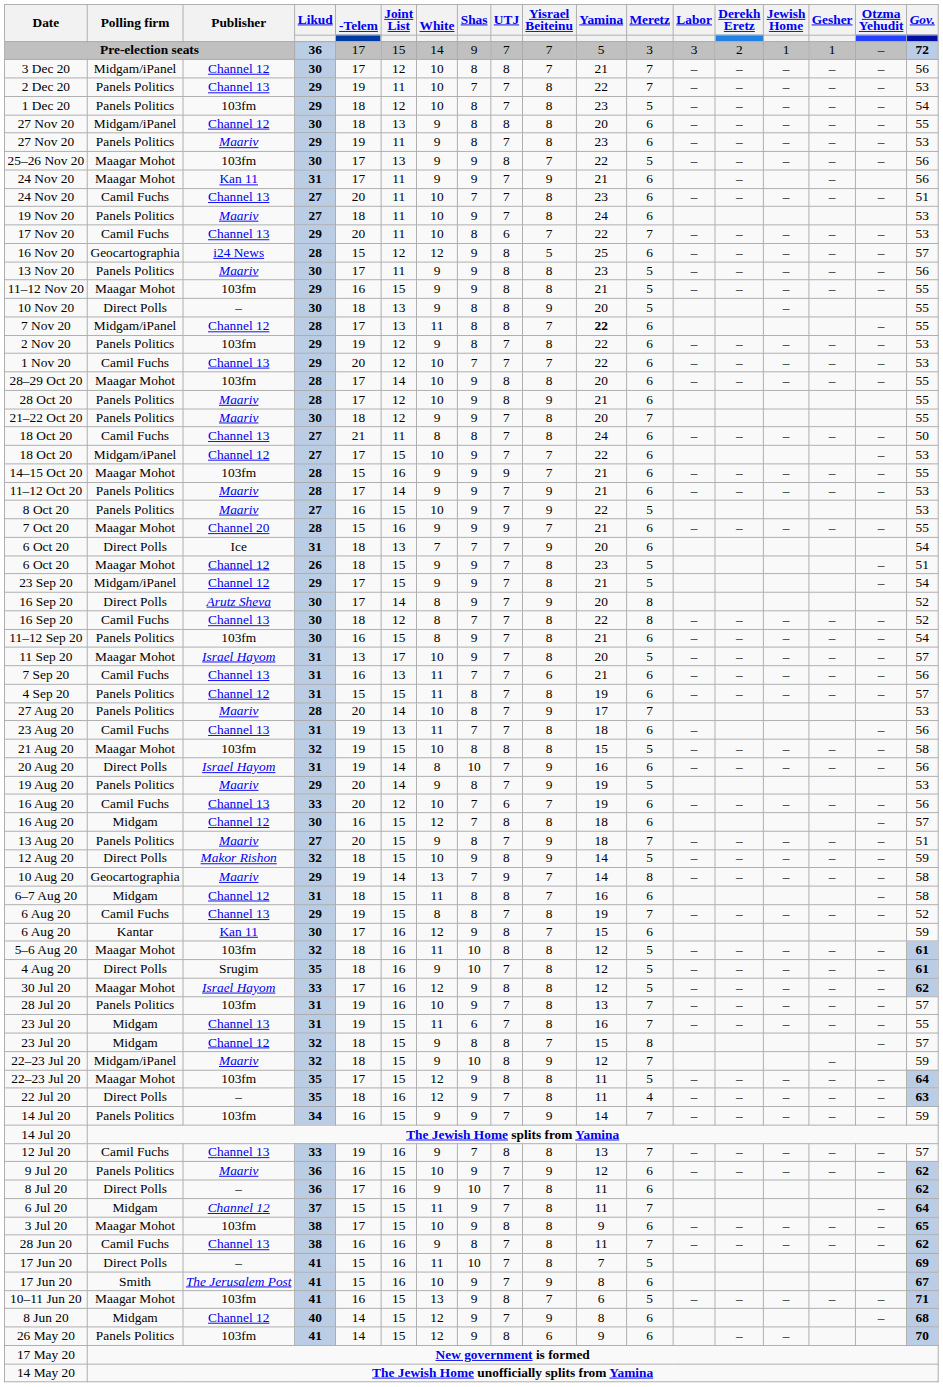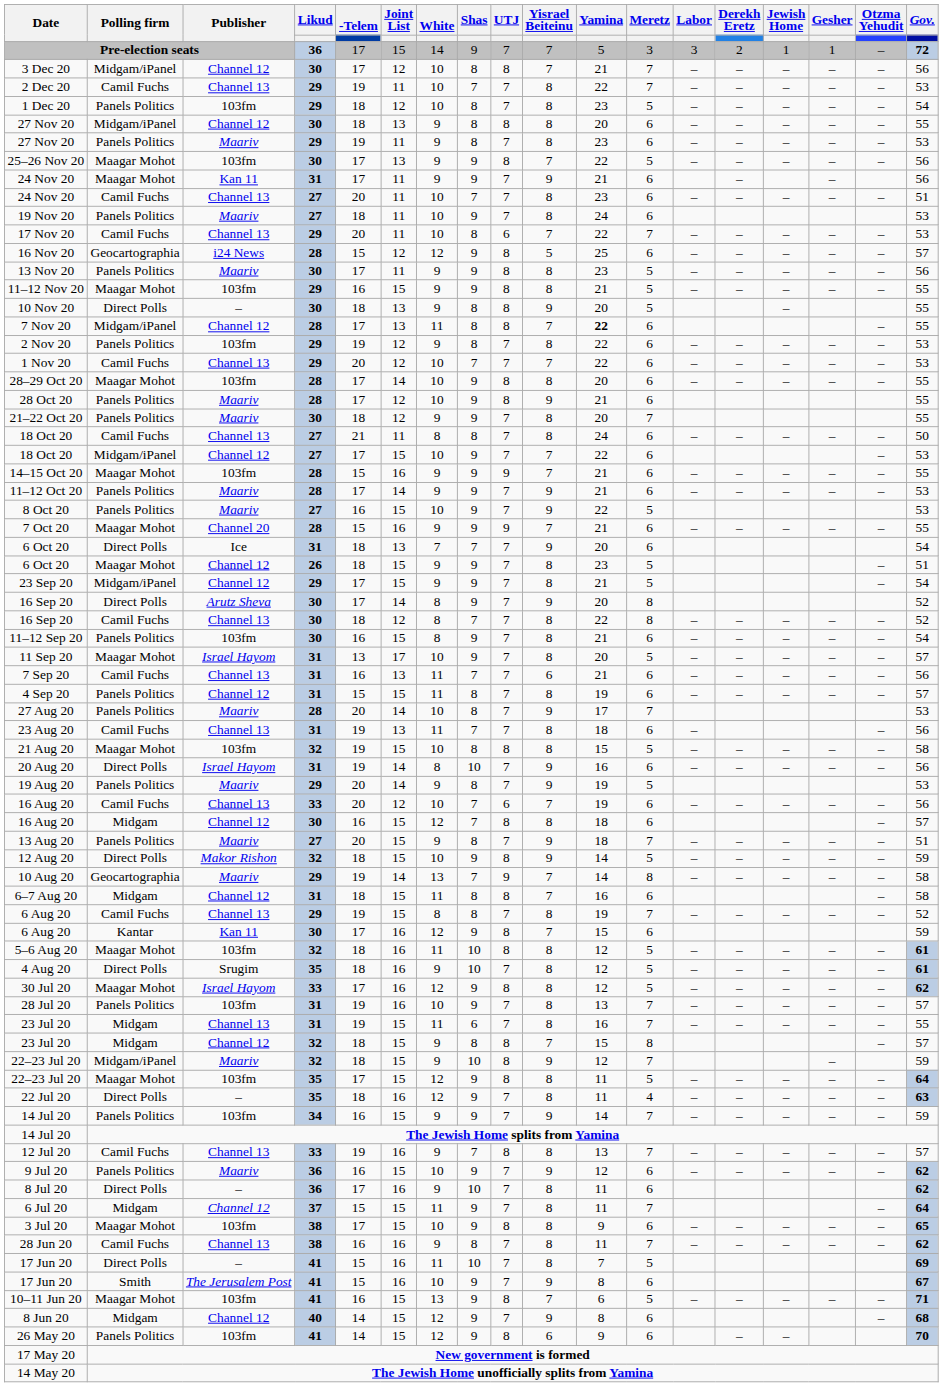(135, 87) Panels Politics -> (135, 87) Camil Fuchs
